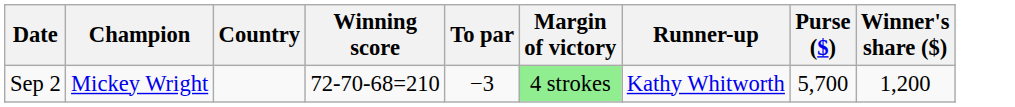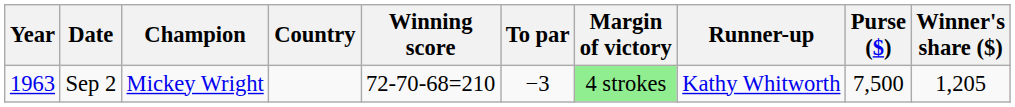+ column: (32, 35)
(823, 83) 5,700 -> (878, 83) 7,500
(905, 83) 1,200 -> (961, 83) 1,205
